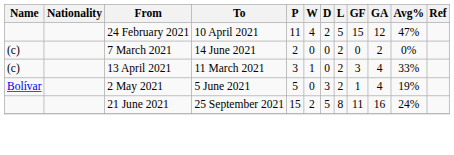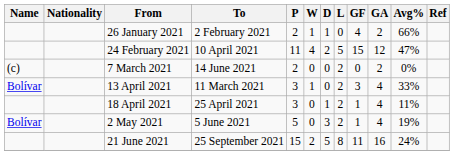+ row: (145, 31)
(13, 68) (c) -> (24, 86) Bolívar
+ row: (139, 104)
